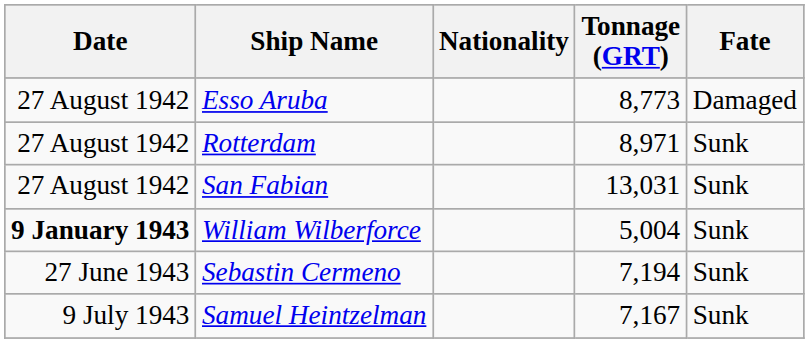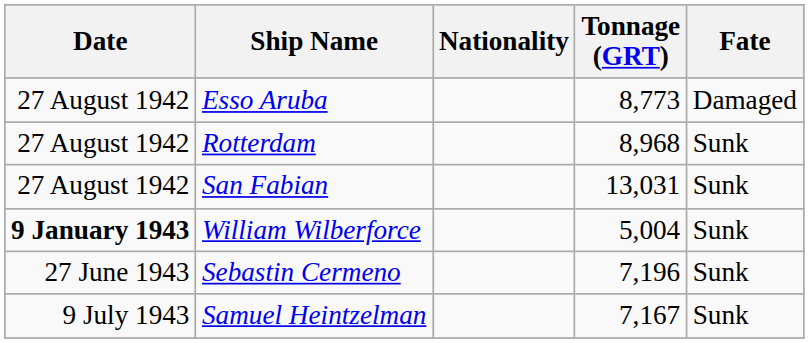(650, 142) 8,971 -> (650, 142) 8,968
(650, 272) 7,194 -> (650, 272) 7,196
